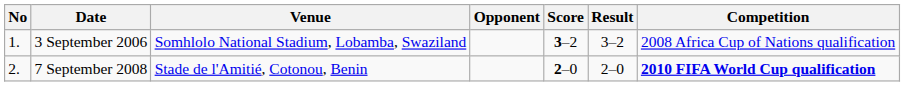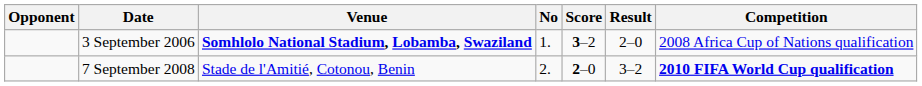columns swapped: (18, 16) <-> (507, 16)
(310, 42) normal -> (367, 42) bold
(612, 42) 3–2 -> (631, 42) 2–0
(612, 68) 2–0 -> (631, 68) 3–2
